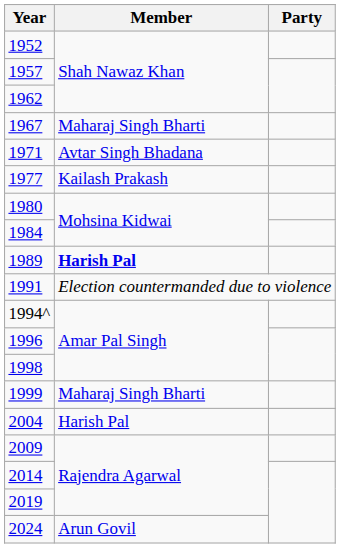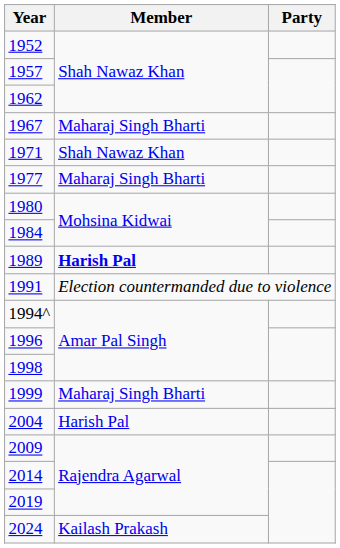(131, 152) Avtar Singh Bhadana -> (121, 152) Shah Nawaz Khan
(113, 179) Kailash Prakash -> (132, 179) Maharaj Singh Bharti
(97, 529) Arun Govil -> (113, 529) Kailash Prakash
